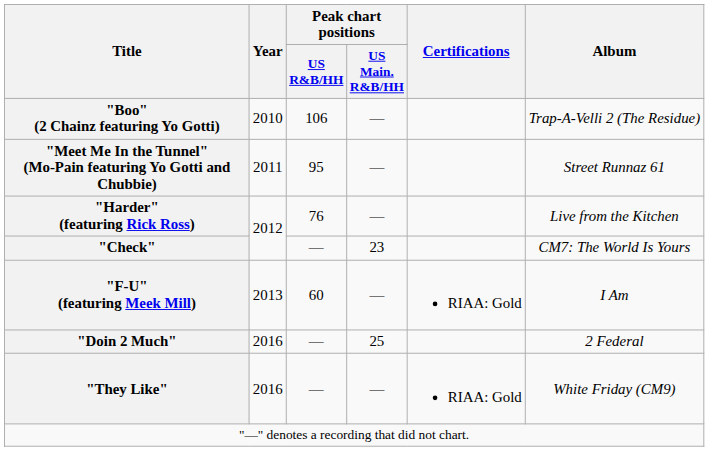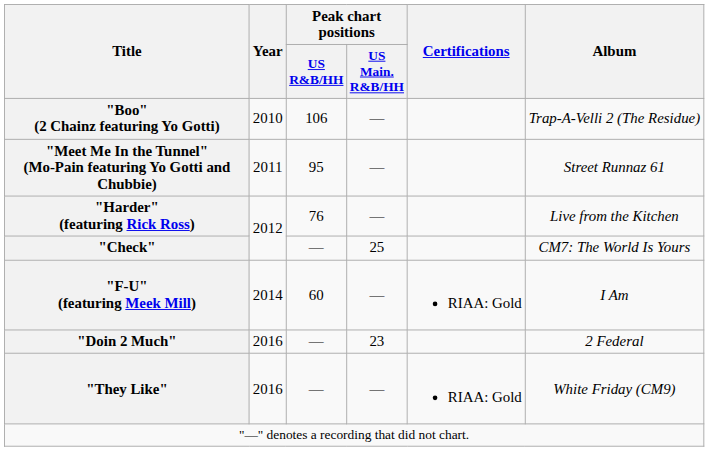(377, 248) 23 -> (377, 248) 25
(268, 294) 2013 -> (268, 294) 2014
(377, 341) 25 -> (377, 341) 23
